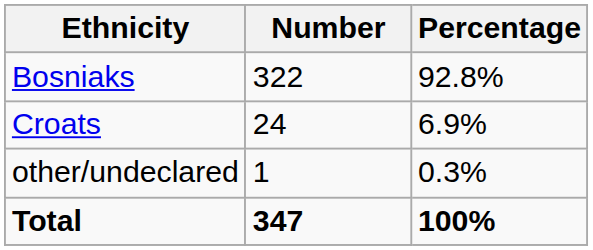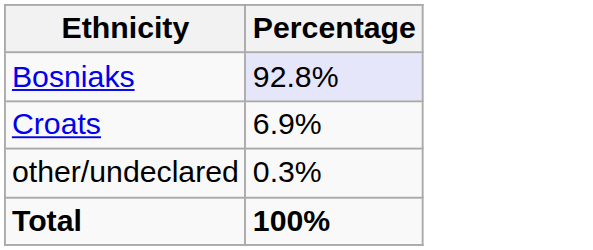- column: (328, 28)
(461, 76) no background -> (296, 76) lavender background
